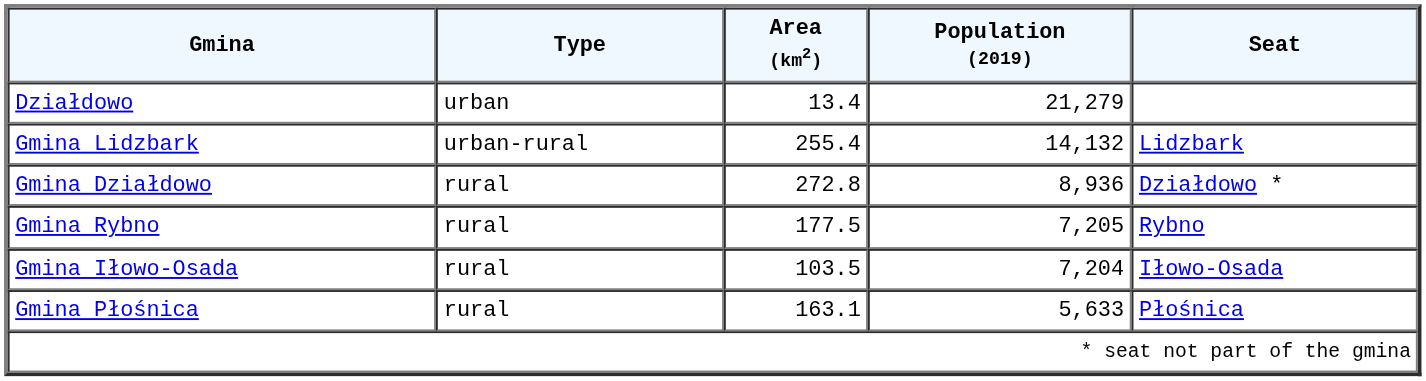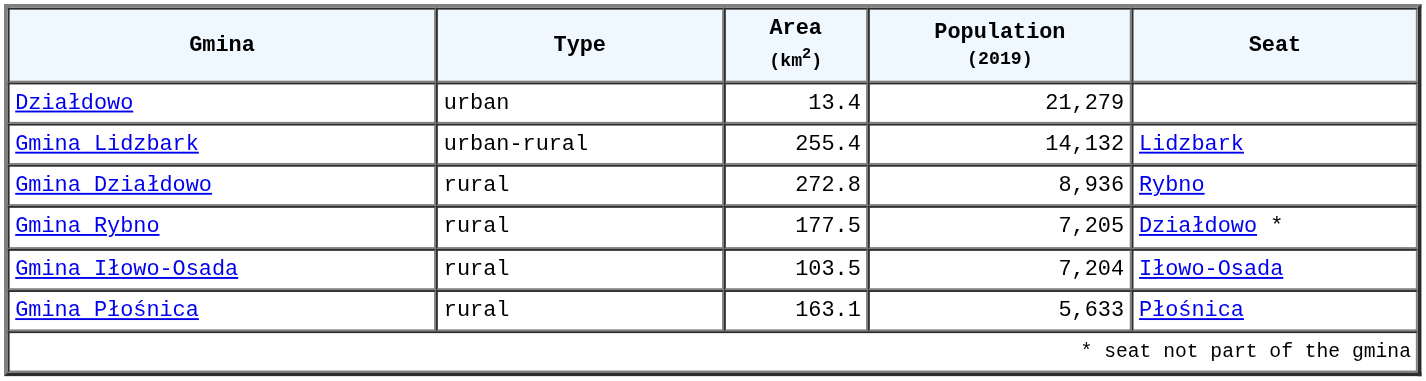(1211, 186) Działdowo * -> (1172, 186) Rybno
(1172, 227) Rybno -> (1211, 227) Działdowo *
